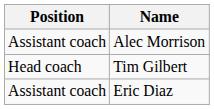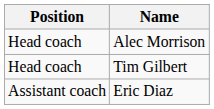(57, 41) Assistant coach -> (45, 41) Head coach
